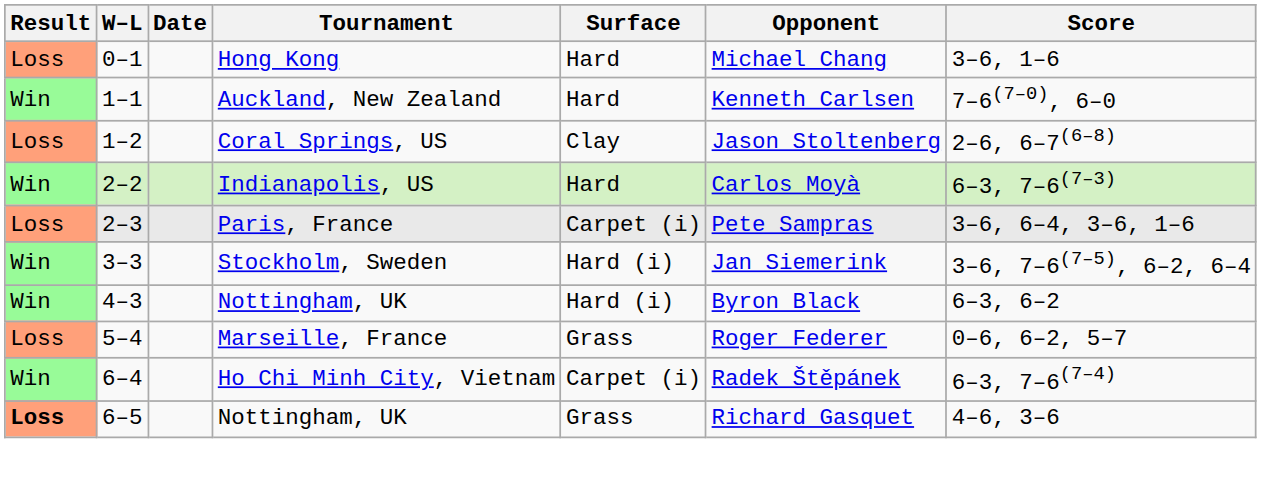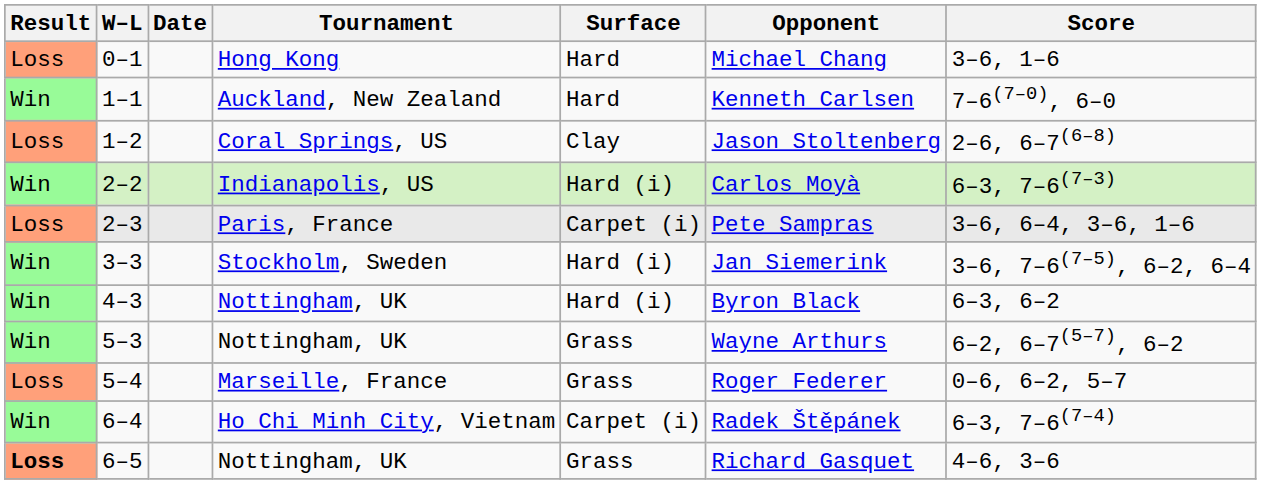(593, 184) Hard -> (620, 184) Hard (i)
+ row: (122, 342)
